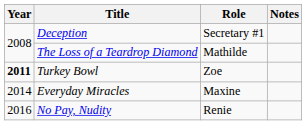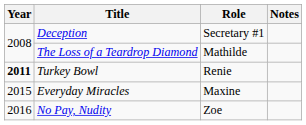(213, 71) Zoe -> (217, 71) Renie
(19, 91) 2014 -> (19, 91) 2015
(217, 110) Renie -> (213, 110) Zoe
